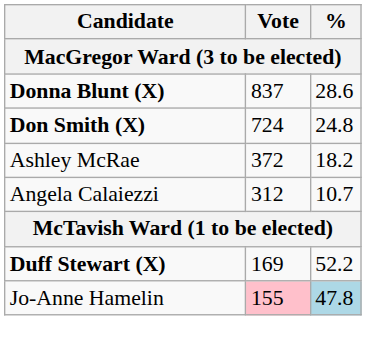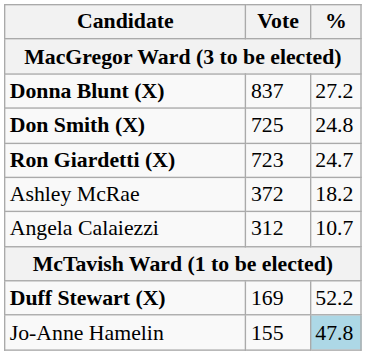(334, 90) 28.6 -> (334, 90) 27.2
(267, 125) 724 -> (267, 125) 725
+ row: (92, 159)
(267, 297) pink background -> (267, 332) no background
